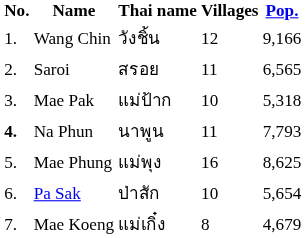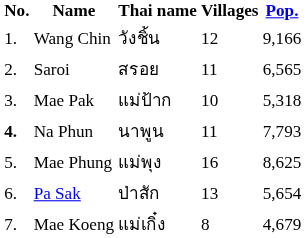(210, 193) 10 -> (210, 193) 13
